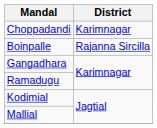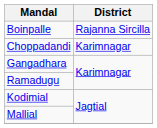rows swapped: (39, 30) <-> (29, 47)
